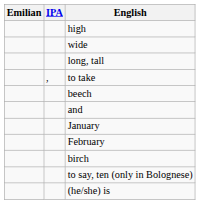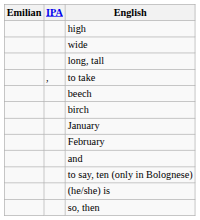rows swapped: (78, 158) <-> (75, 110)
+ row: (84, 207)
